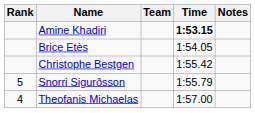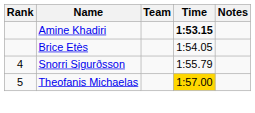- row: (86, 64)
(20, 82) 5 -> (20, 64) 4
(20, 99) 4 -> (20, 82) 5
(194, 99) no background -> (194, 82) gold background
